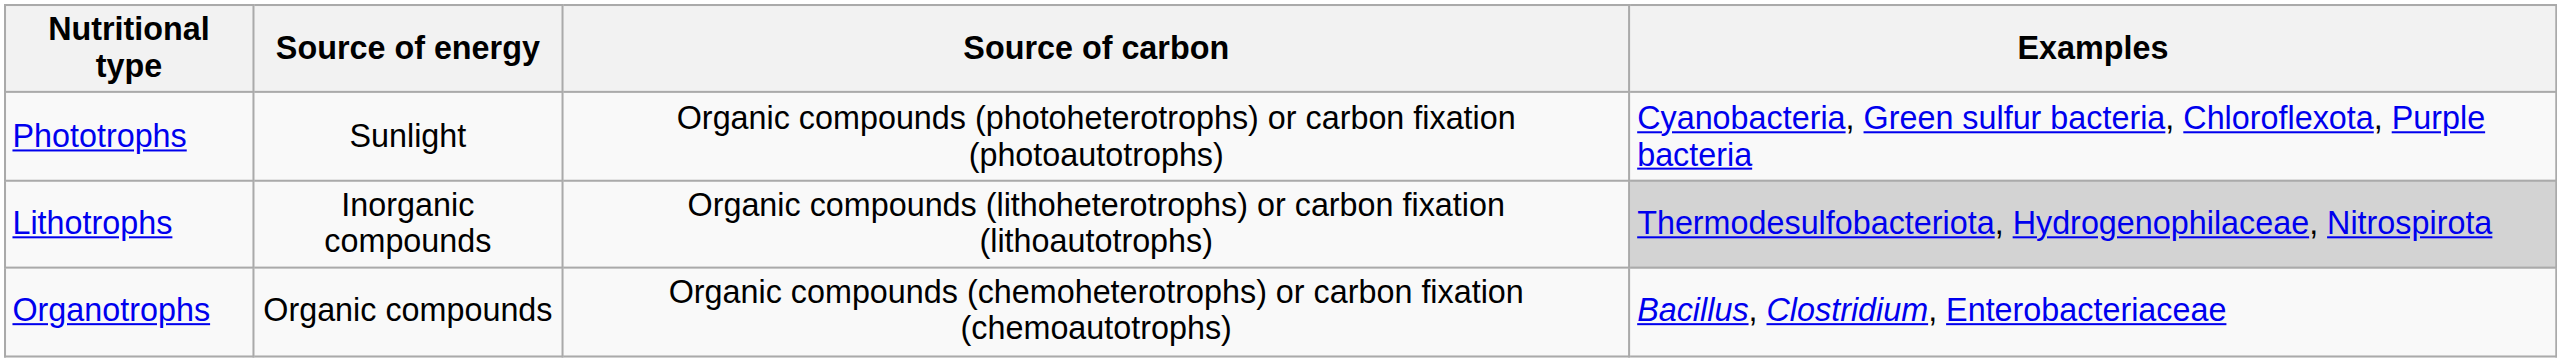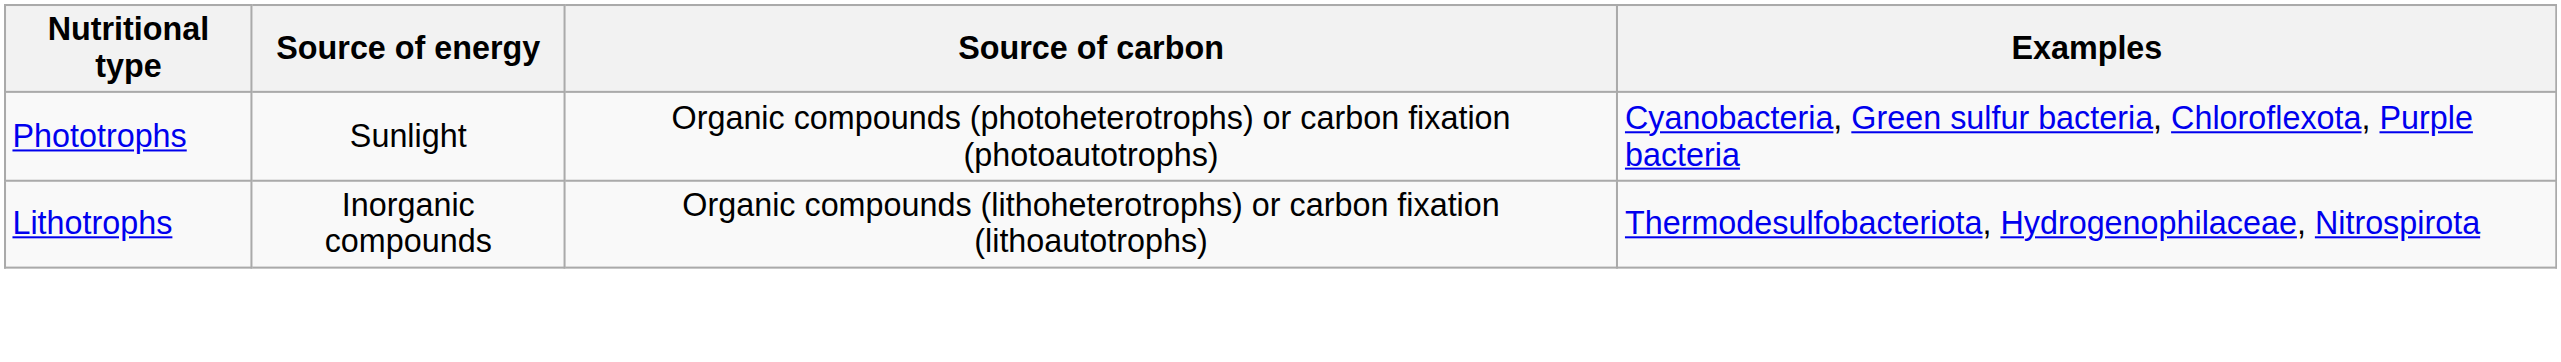(2065, 223) lightgrey background -> (2053, 223) no background
- row: (111, 311)
